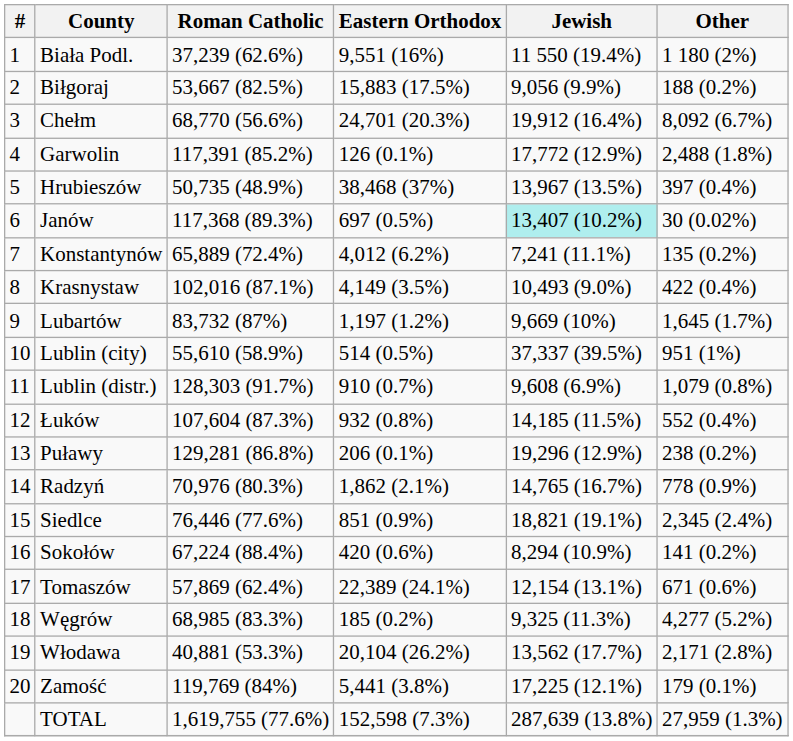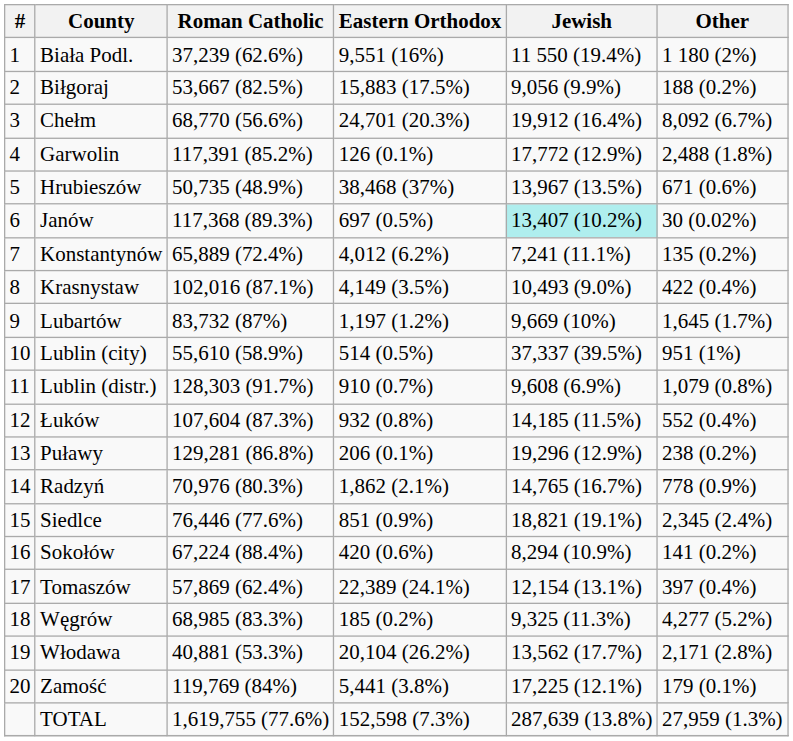(709, 187) 397 (0.4%) -> (709, 187) 671 (0.6%)
(709, 586) 671 (0.6%) -> (709, 586) 397 (0.4%)
